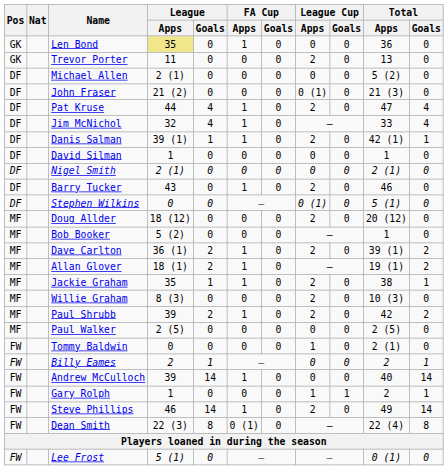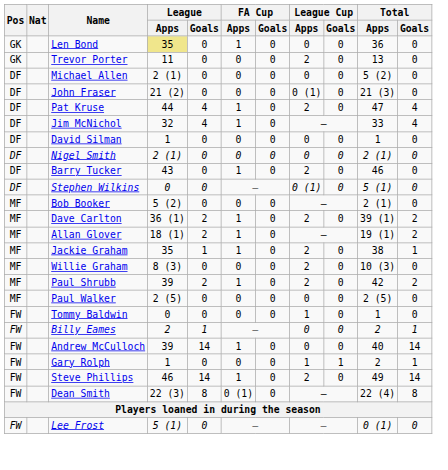- row: (86, 139)
- row: (83, 219)
(386, 235) 1 -> (378, 203) 2 (1)
(386, 346) 2 (1) -> (378, 314) 1
